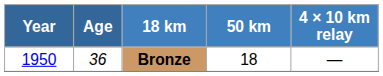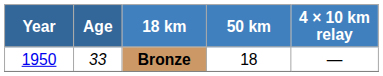(98, 59) 36 -> (98, 59) 33
